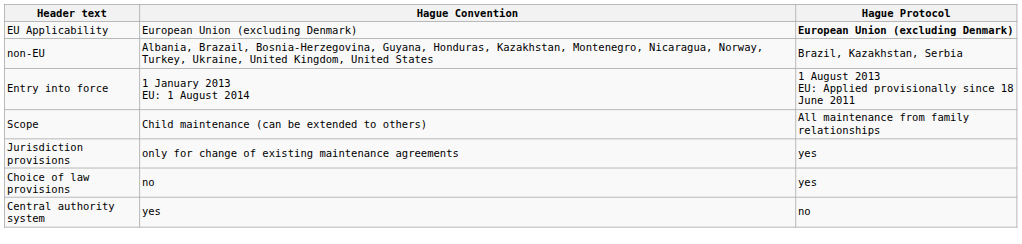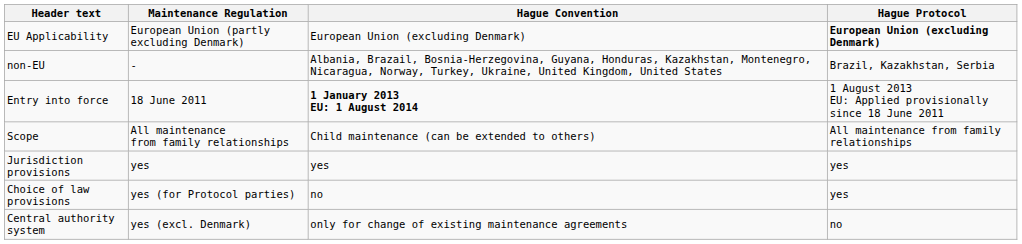+ column: (218, 13)
(196, 89) normal -> (364, 101) bold
(300, 153) only for change of existing maintenance agreements -> (320, 166) yes
(151, 212) yes -> (469, 224) only for change of existing maintenance agreements
